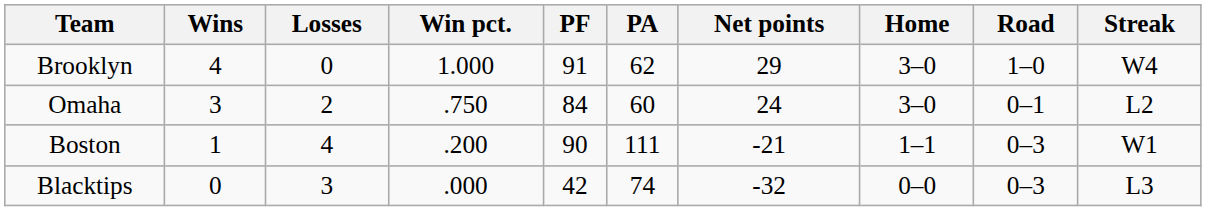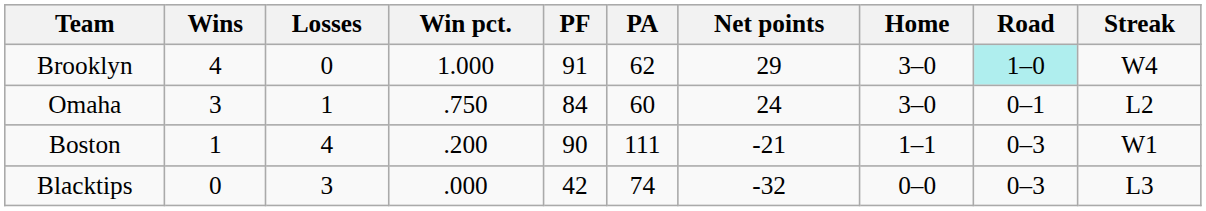(1026, 64) no background -> (1026, 64) paleturquoise background
(327, 104) 2 -> (327, 104) 1
